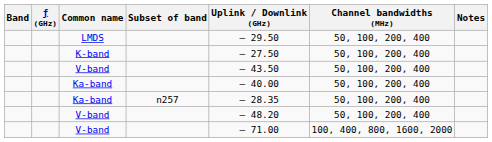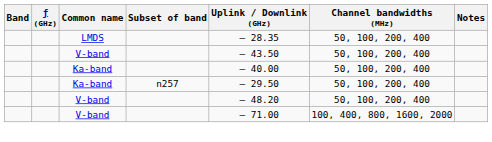(259, 38) – 29.50 -> (259, 38) – 28.35
- row: (93, 53)
(259, 99) – 28.35 -> (259, 84) – 29.50
